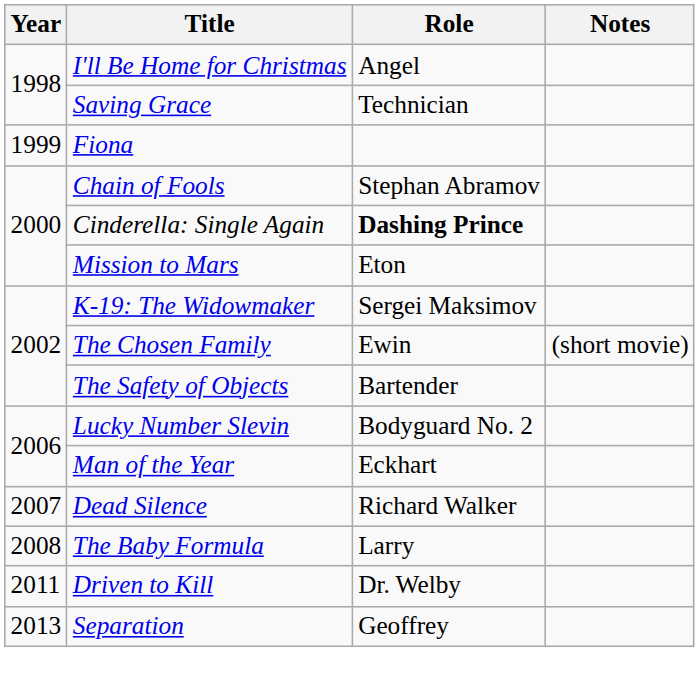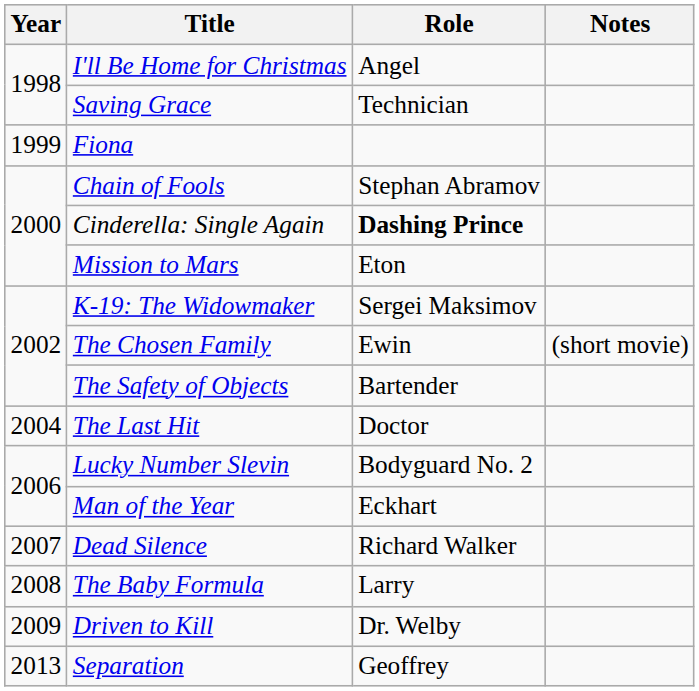+ row: (136, 425)
(35, 585) 2011 -> (36, 625) 2009
